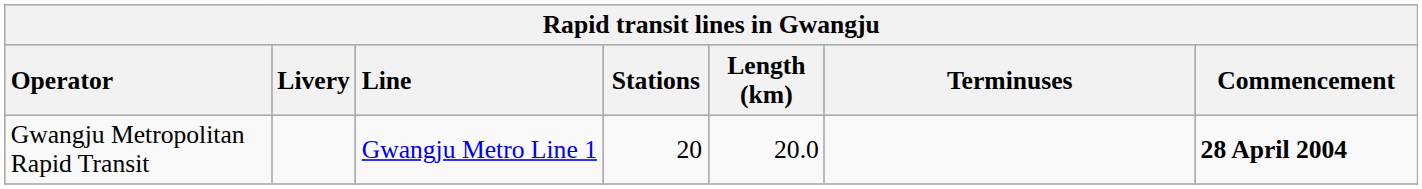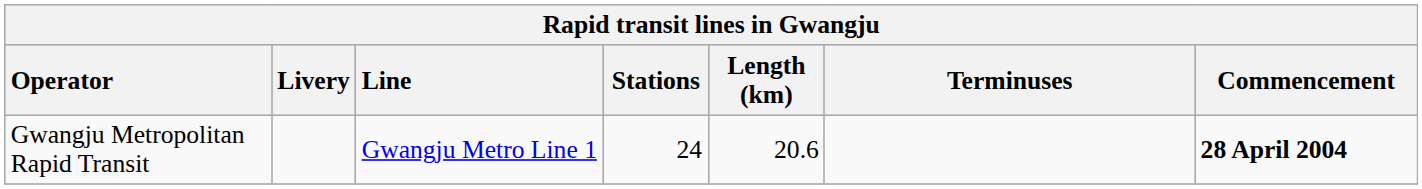(689, 149) 20 -> (689, 149) 24
(796, 149) 20.0 -> (796, 149) 20.6
